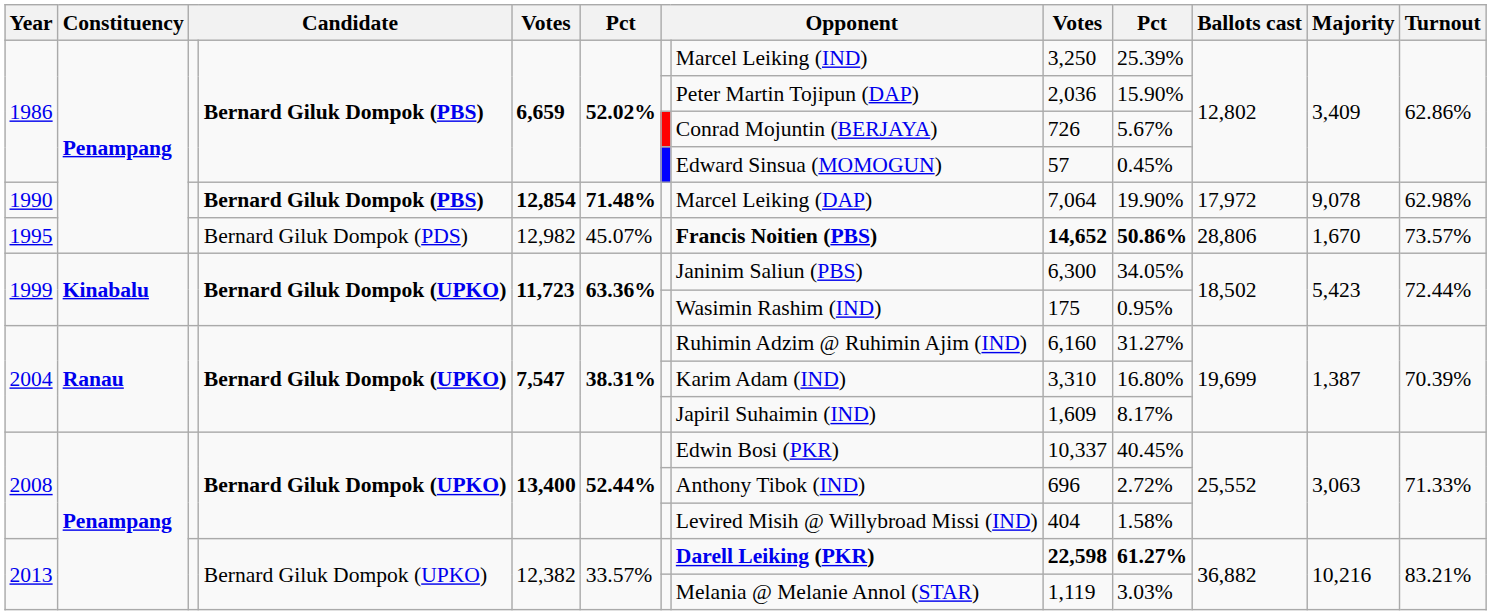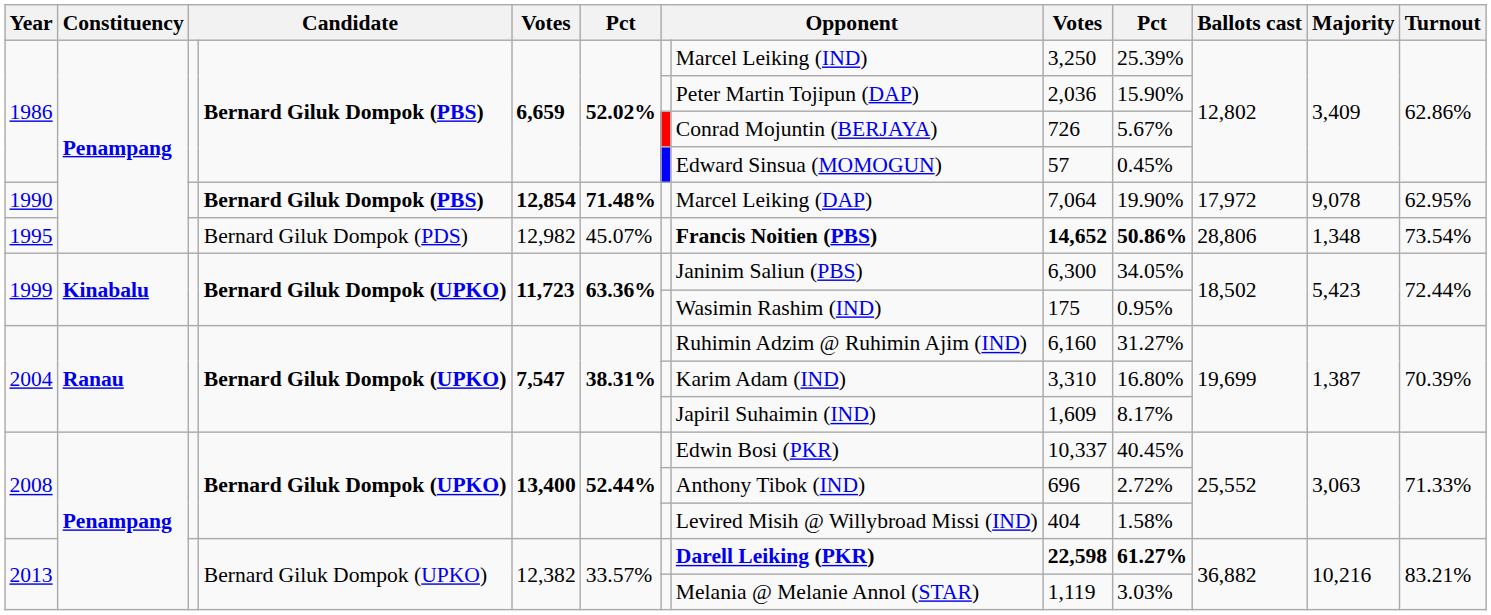(1438, 200) 62.98% -> (1438, 200) 62.95%
(1336, 235) 1,670 -> (1336, 235) 1,348
(1438, 235) 73.57% -> (1438, 235) 73.54%
